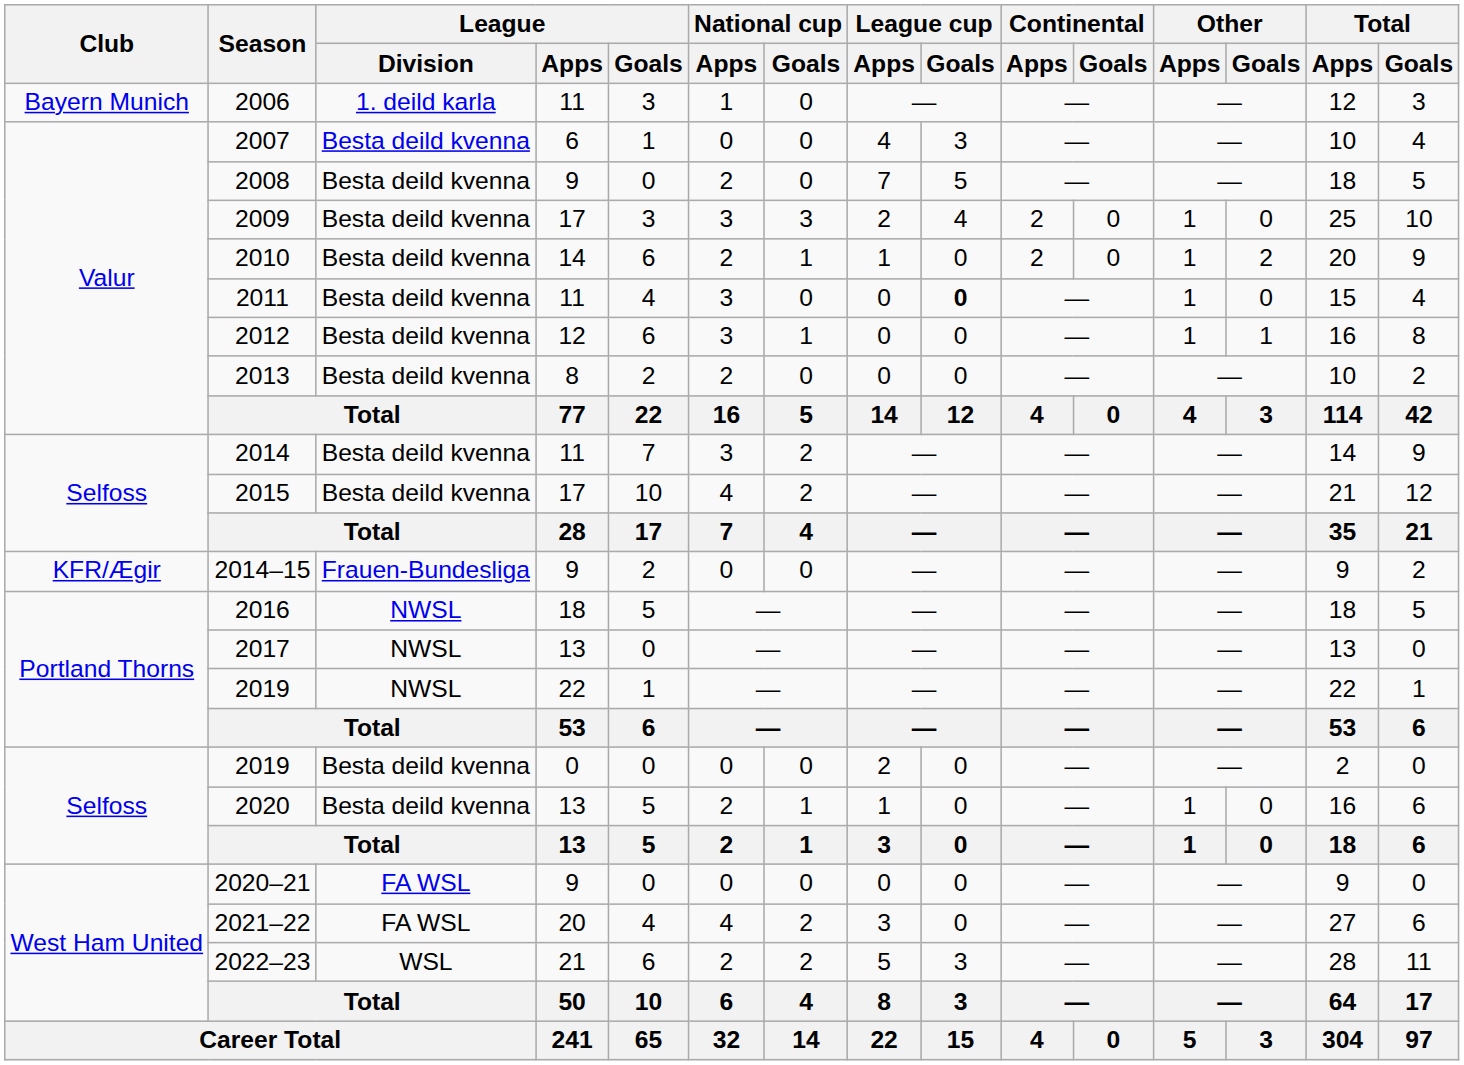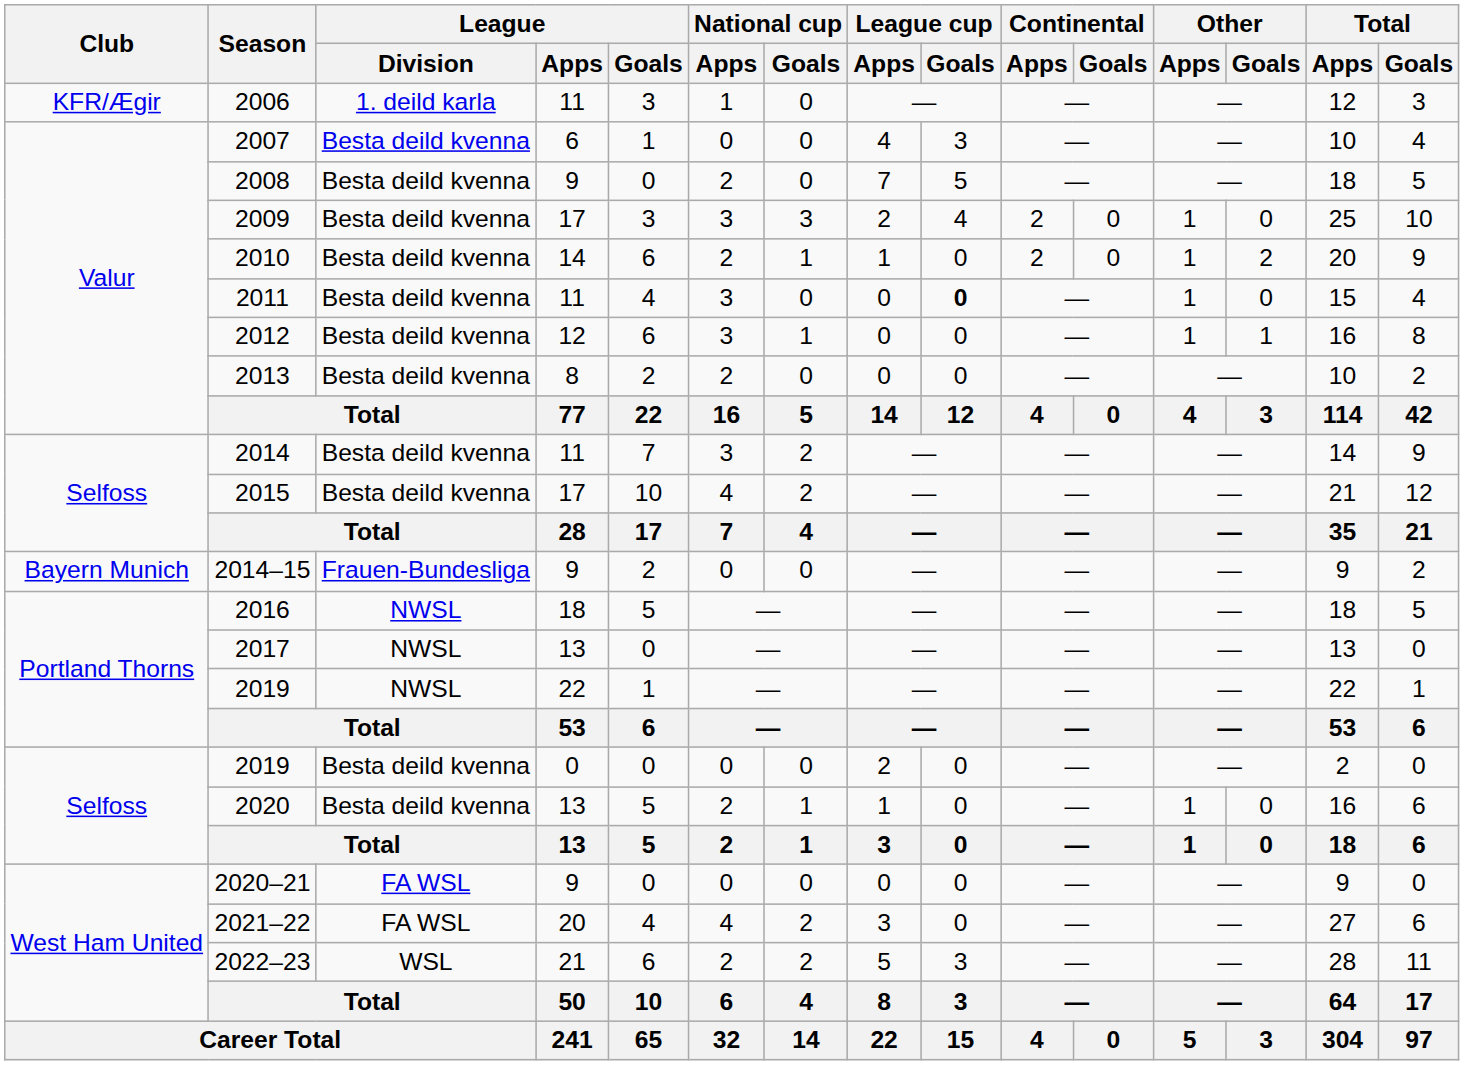(107, 102) Bayern Munich -> (107, 102) KFR/Ægir
(107, 571) KFR/Ægir -> (107, 571) Bayern Munich
